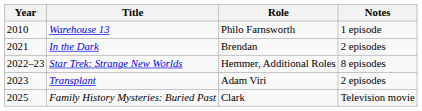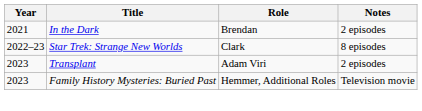- row: (79, 30)
(278, 64) Hemmer, Additional Roles -> (233, 47) Clark
(18, 98) 2025 -> (18, 81) 2023
(233, 98) Clark -> (278, 81) Hemmer, Additional Roles
